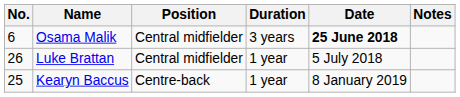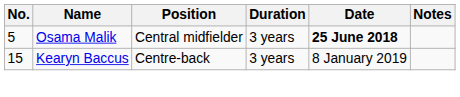(11, 37) 6 -> (11, 37) 5
- row: (75, 59)
(15, 80) 25 -> (15, 59) 15
(268, 80) 1 year -> (272, 59) 3 years
